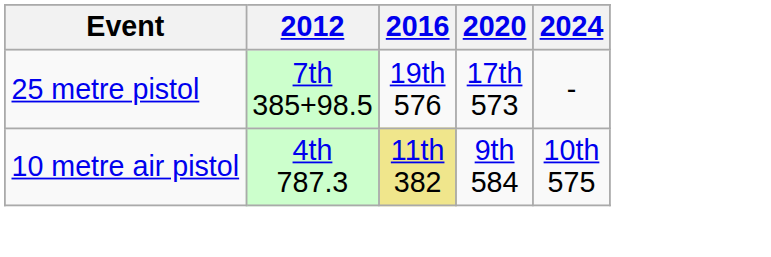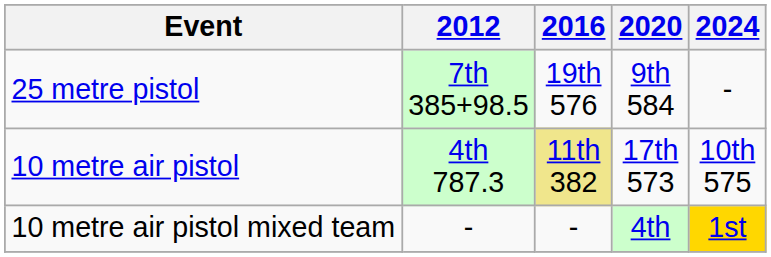(495, 88) 17th 573 -> (651, 88) 9th 584
(495, 166) 9th 584 -> (651, 166) 17th 573
+ row: (203, 227)
